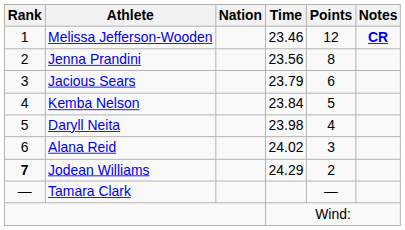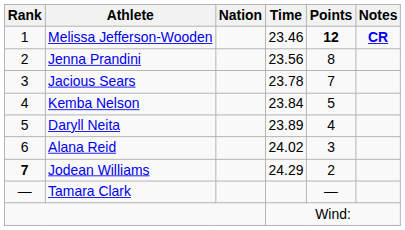(331, 37) normal -> (331, 37) bold
(286, 81) 23.79 -> (286, 81) 23.78
(331, 81) 6 -> (331, 81) 7
(286, 125) 23.98 -> (286, 125) 23.89
